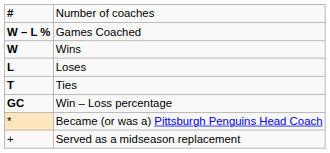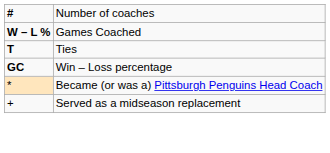- row: (68, 50)
- row: (71, 68)
